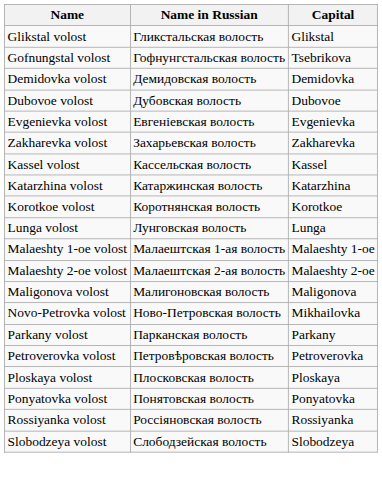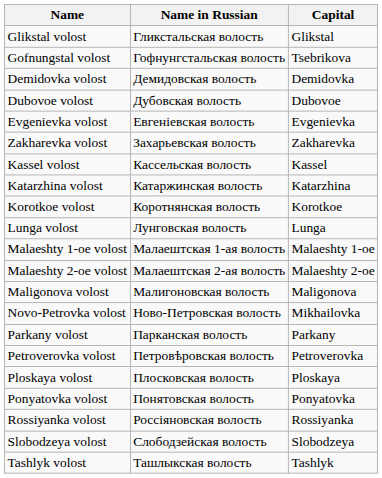+ row: (47, 462)
